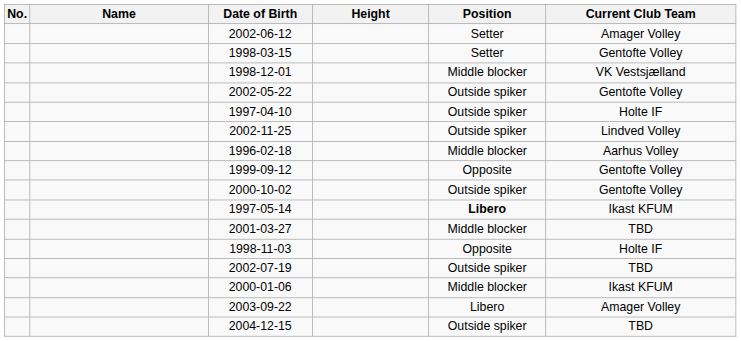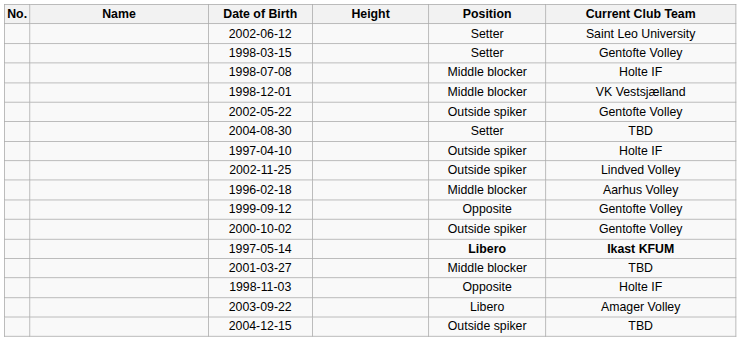(641, 33) Amager Volley -> (641, 33) Saint Leo University
+ row: (260, 72)
+ row: (260, 131)
(641, 209) normal -> (641, 248) bold
- row: (260, 268)
- row: (260, 287)
